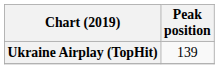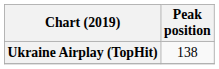(187, 52) 139 -> (187, 52) 138
